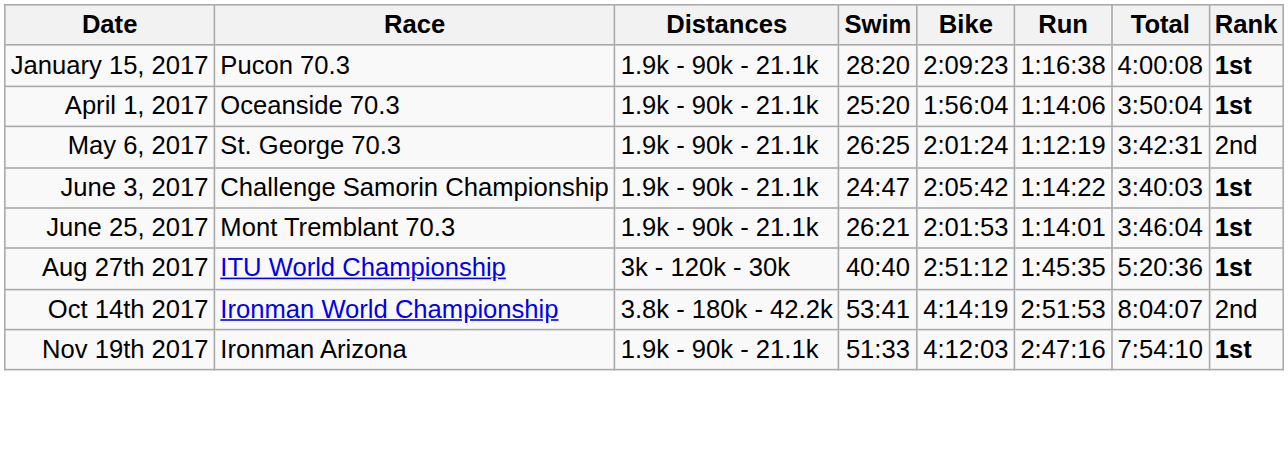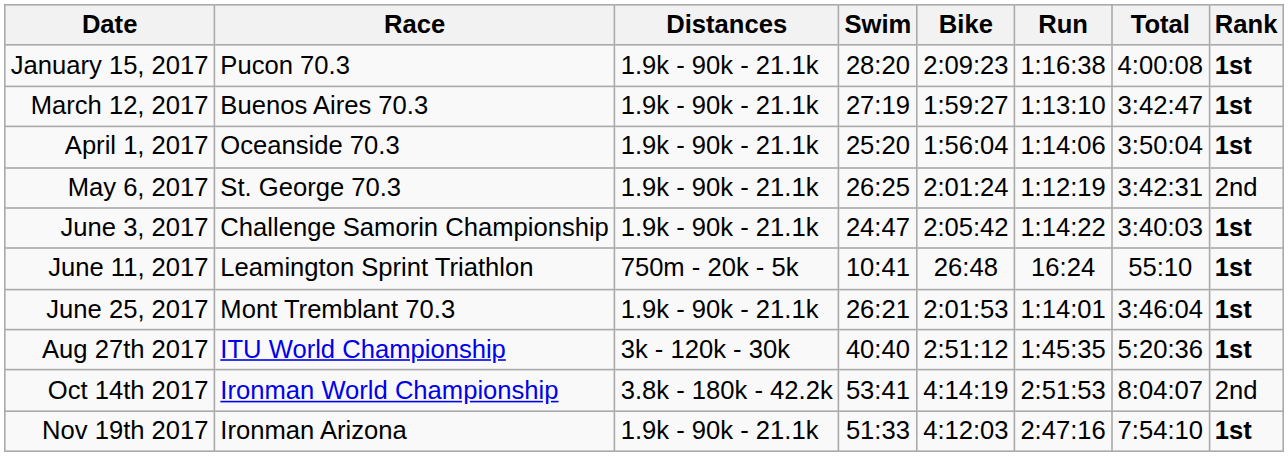+ row: (120, 106)
+ row: (128, 268)
